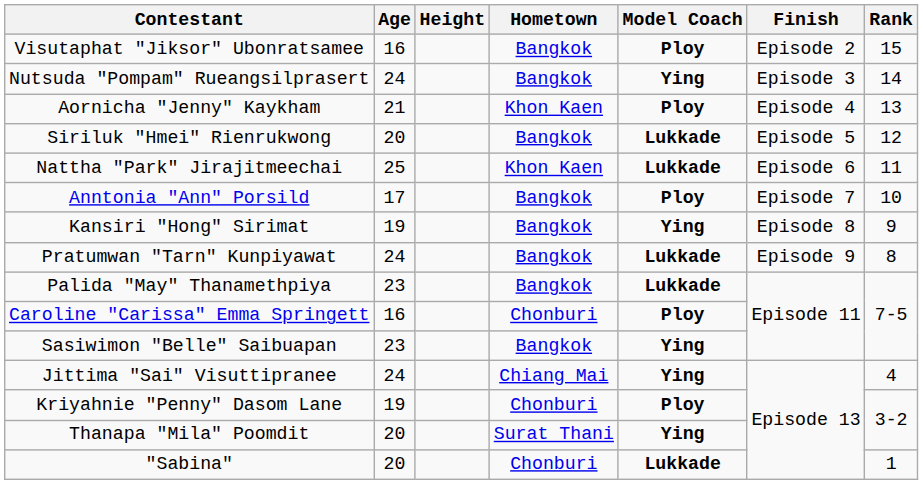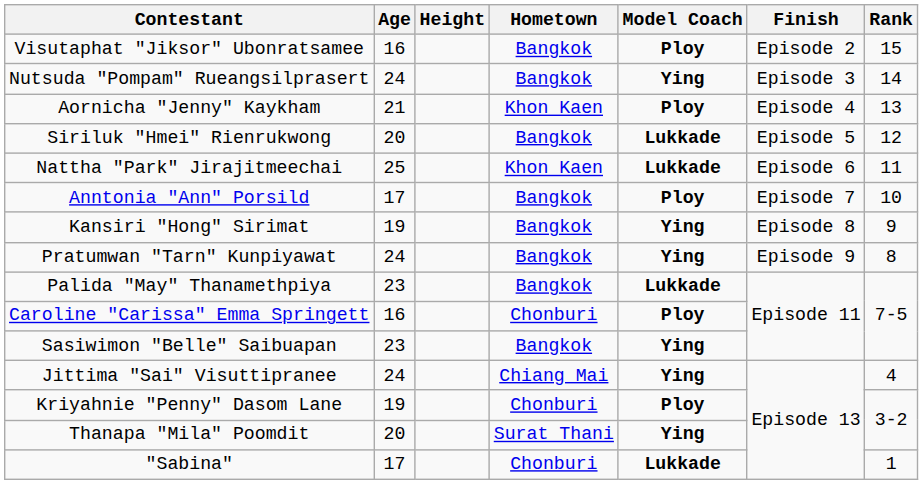(683, 257) Lukkade -> (683, 257) Ying
(395, 464) 20 -> (395, 464) 17
